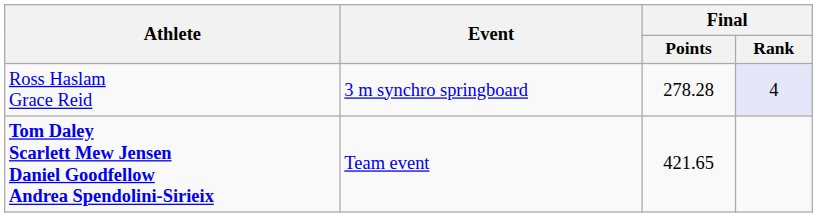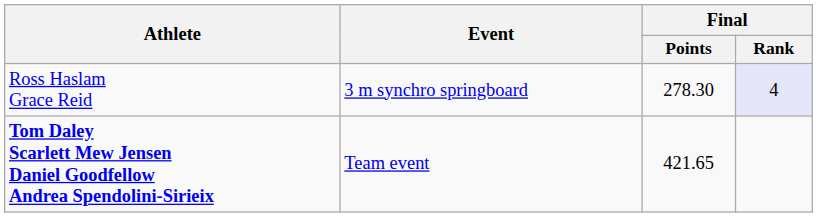(689, 90) 278.28 -> (689, 90) 278.30
